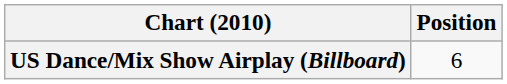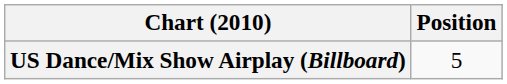(456, 59) 6 -> (456, 59) 5
